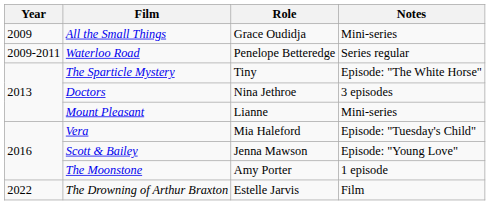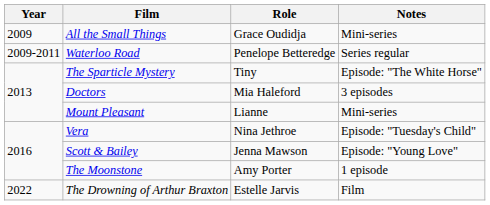(265, 92) Nina Jethroe -> (267, 92) Mia Haleford
(267, 131) Mia Haleford -> (265, 131) Nina Jethroe
